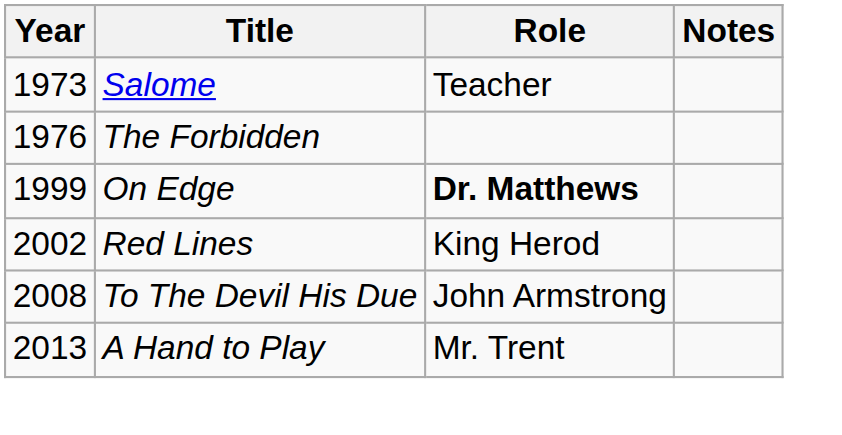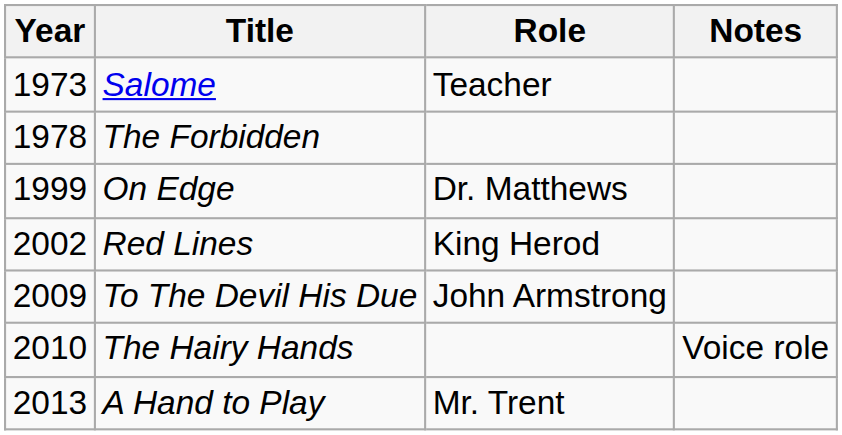(50, 137) 1976 -> (50, 137) 1978
(536, 190) bold -> (530, 190) normal
(50, 296) 2008 -> (50, 296) 2009
+ row: (228, 349)
